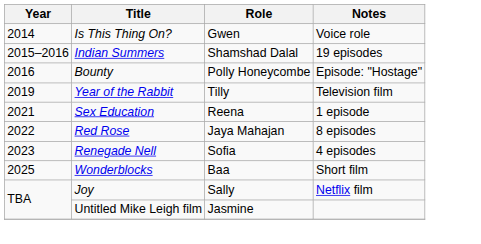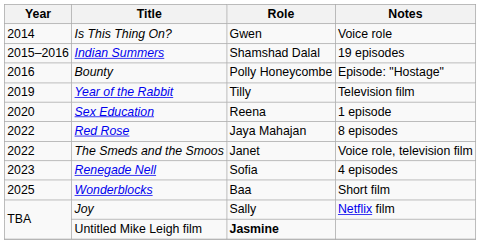(21, 111) 2021 -> (21, 111) 2020
+ row: (149, 151)
(231, 209) normal -> (254, 229) bold
